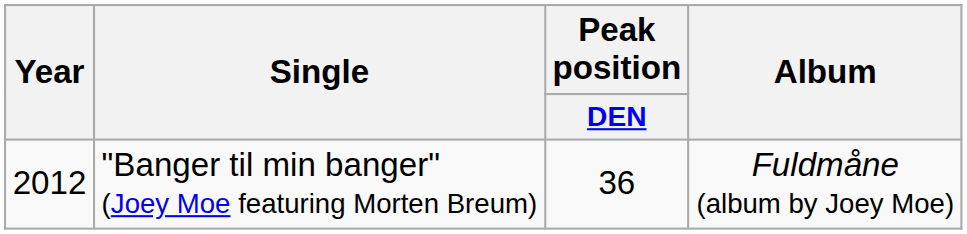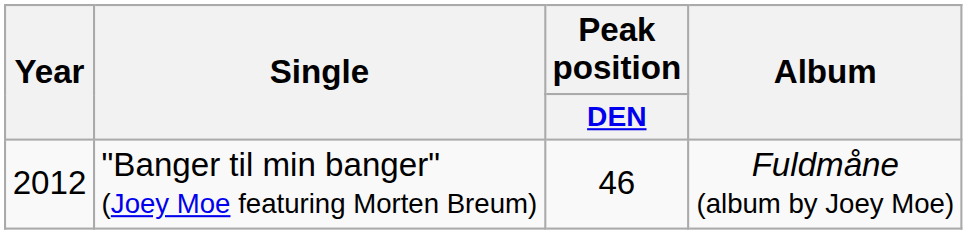(617, 183) 36 -> (617, 183) 46
